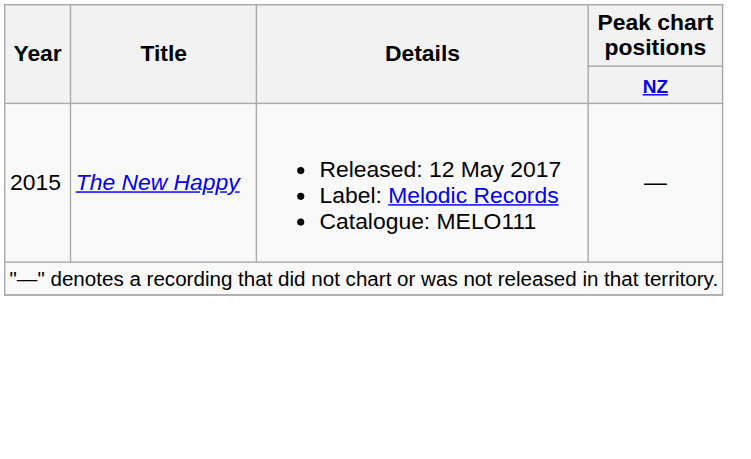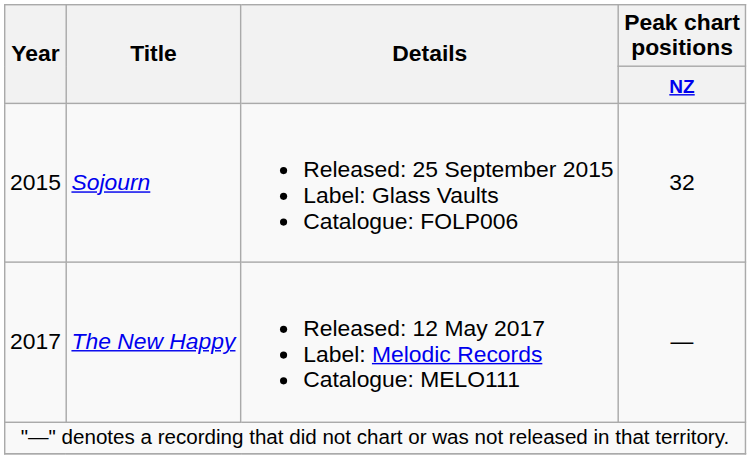+ row: (111, 182)
(35, 182) 2015 -> (35, 341) 2017
